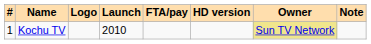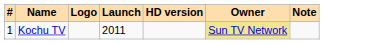- column: (167, 13)
(114, 30) 2010 -> (114, 30) 2011
